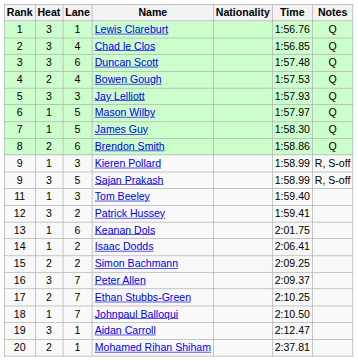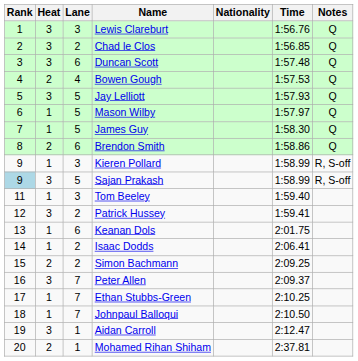(78, 29) 1 -> (78, 29) 3
(78, 46) 4 -> (78, 46) 2
(78, 96) 3 -> (78, 96) 5
(20, 180) no background -> (20, 180) lightblue background
(49, 297) 2 -> (49, 297) 1
